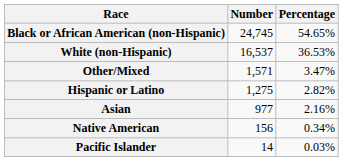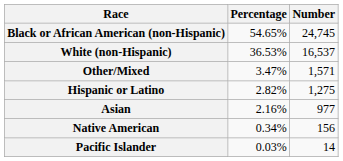columns swapped: (252, 14) <-> (307, 14)
